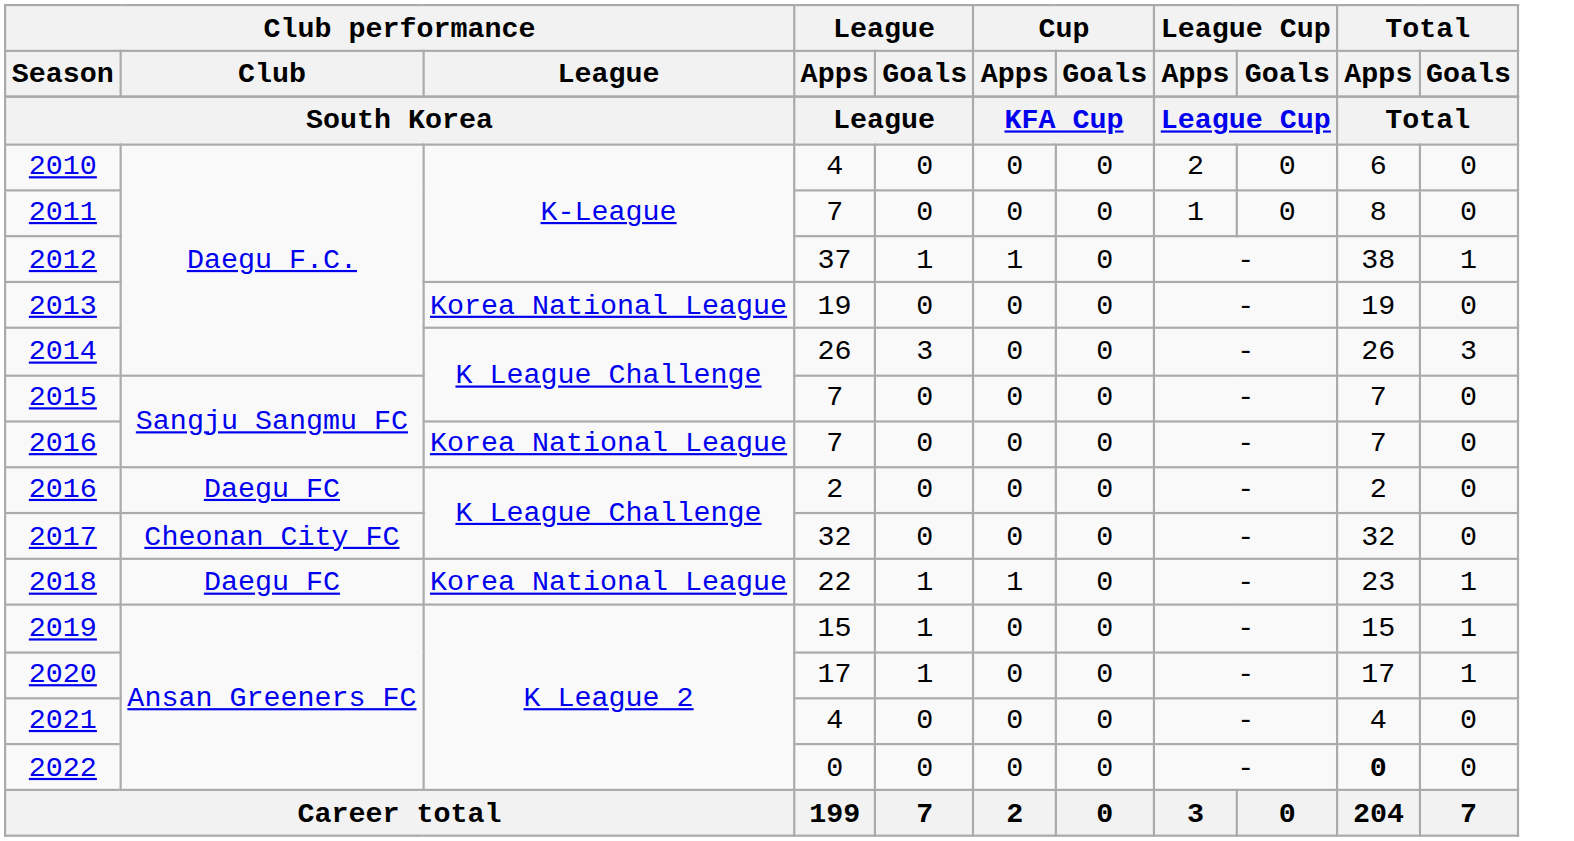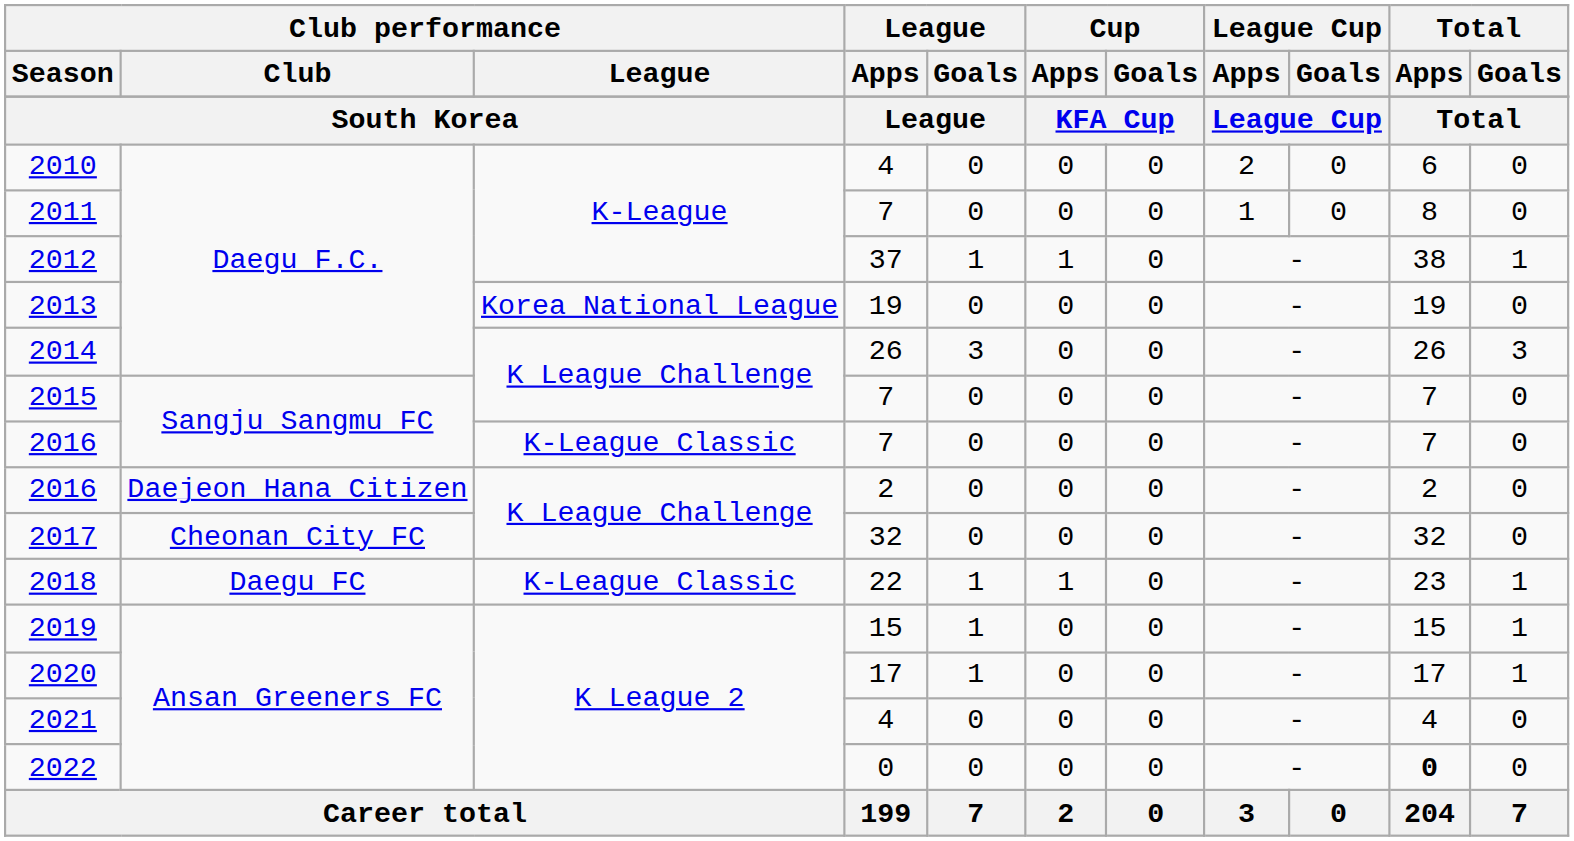(609, 444) Korea National League -> (660, 444) K-League Classic
(272, 490) Daegu FC -> (297, 490) Daejeon Hana Citizen
(609, 582) Korea National League -> (660, 582) K-League Classic
